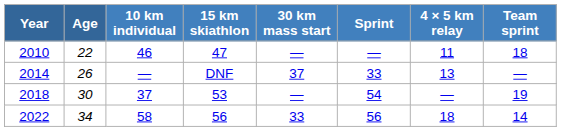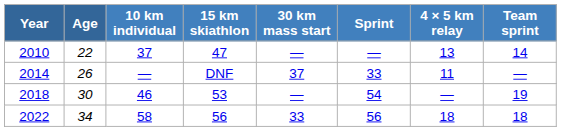(144, 52) 46 -> (144, 52) 37
(447, 52) 11 -> (447, 52) 13
(520, 52) 18 -> (520, 52) 14
(447, 73) 13 -> (447, 73) 11
(144, 95) 37 -> (144, 95) 46
(520, 116) 14 -> (520, 116) 18
